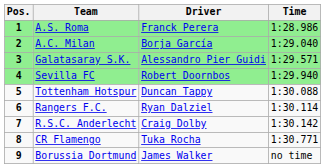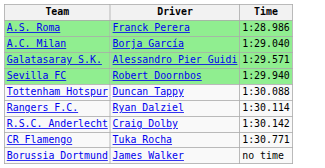- column: (19, 13)
